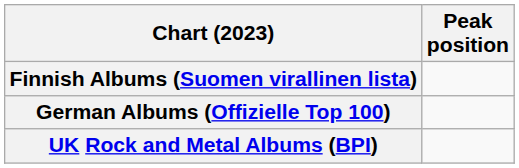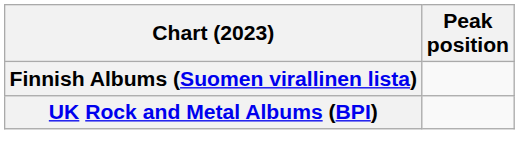- row: (213, 111)
